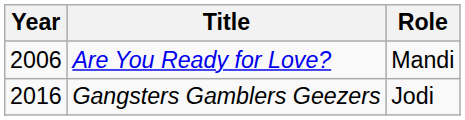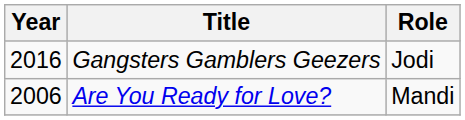rows swapped: (202, 59) <-> (226, 96)
